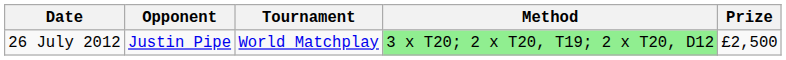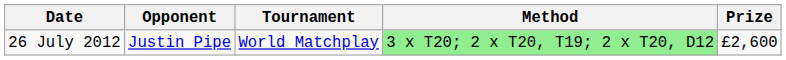(750, 43) £2,500 -> (750, 43) £2,600
